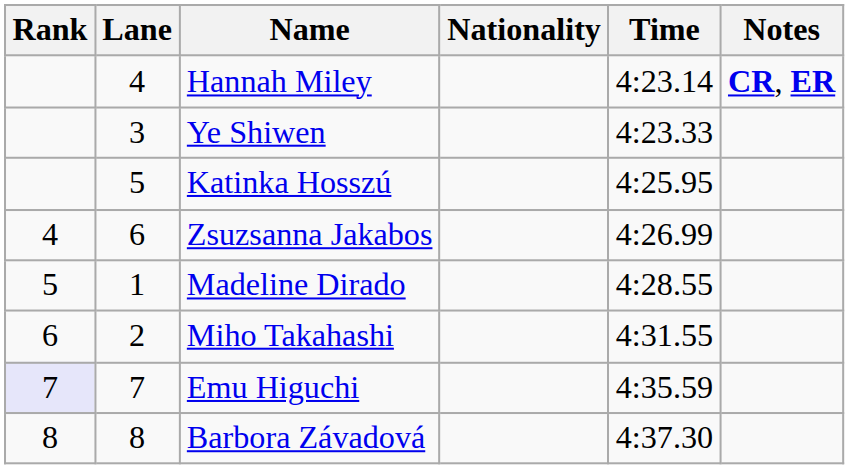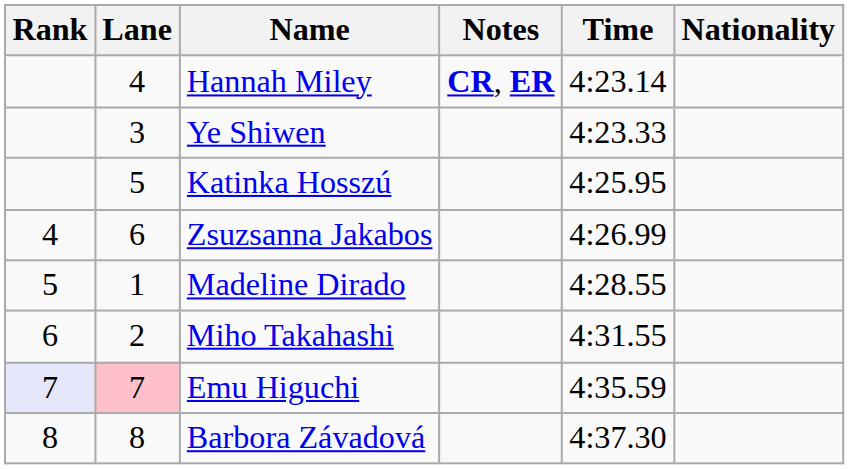columns swapped: (524, 30) <-> (782, 30)
(137, 387) no background -> (137, 387) pink background
